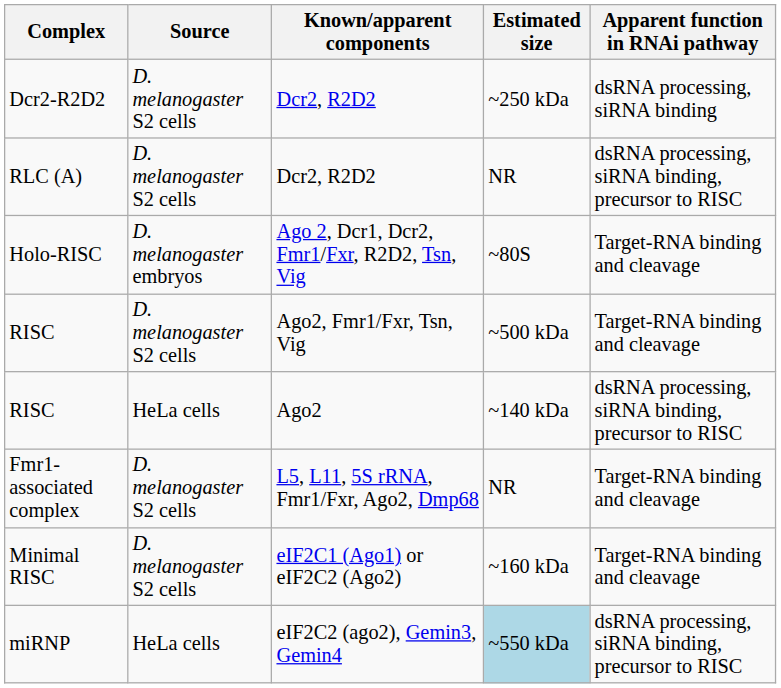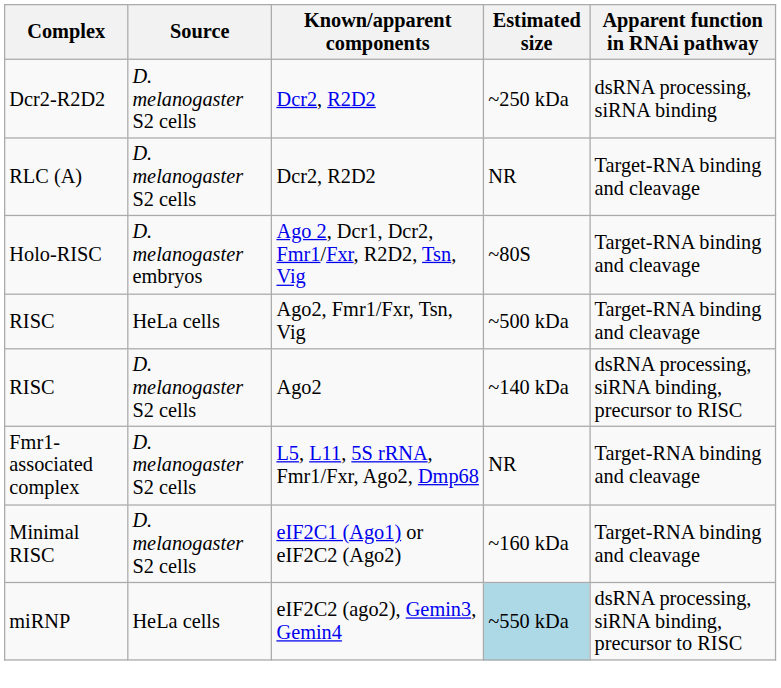(673, 176) dsRNA processing, siRNA binding, precursor to RISC -> (678, 176) Target-RNA binding and cleavage
(188, 332) D. melanogaster S2 cells -> (176, 320) HeLa cells
(176, 410) HeLa cells -> (188, 387) D. melanogaster S2 cells
